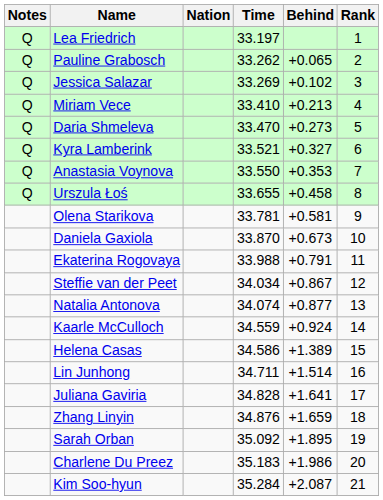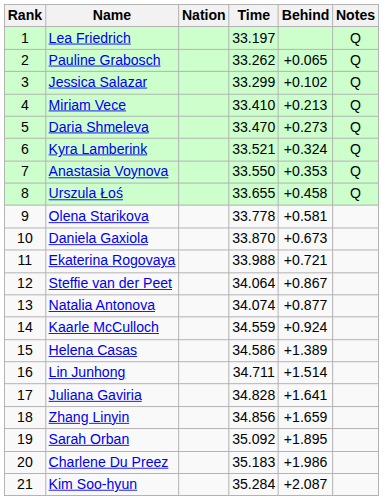columns swapped: (358, 15) <-> (27, 15)
(258, 82) 33.269 -> (254, 82) 33.299
(310, 149) +0.327 -> (306, 149) +0.324
(258, 216) 33.781 -> (254, 216) 33.778
(310, 261) +0.791 -> (306, 261) +0.721
(258, 283) 34.034 -> (254, 283) 34.064
(258, 417) 34.876 -> (254, 417) 34.856
